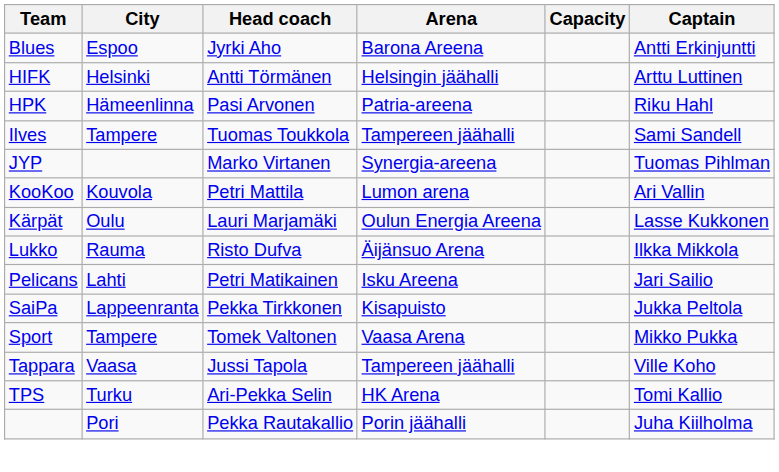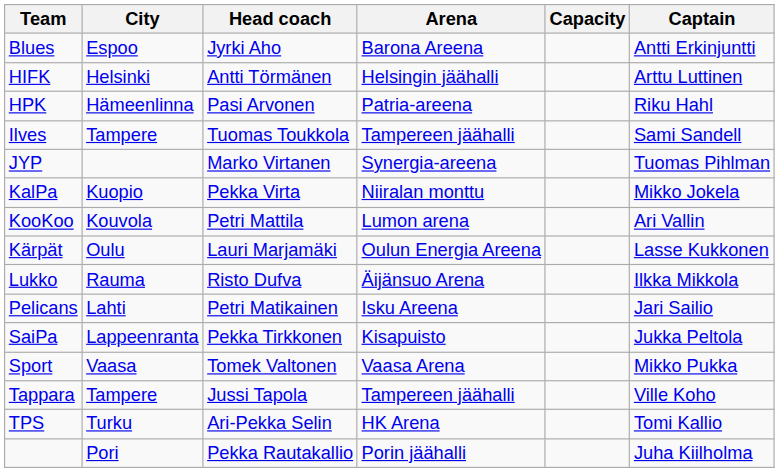+ row: (33, 192)
(122, 337) Tampere -> (111, 366) Vaasa
(111, 366) Vaasa -> (122, 395) Tampere
